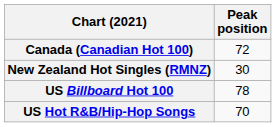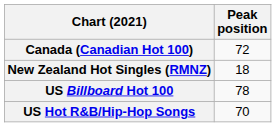(242, 70) 30 -> (242, 70) 18
